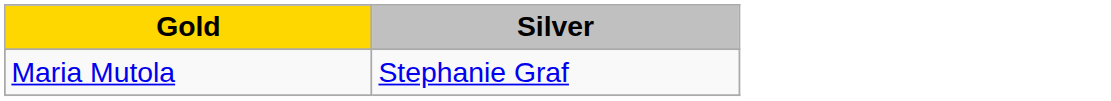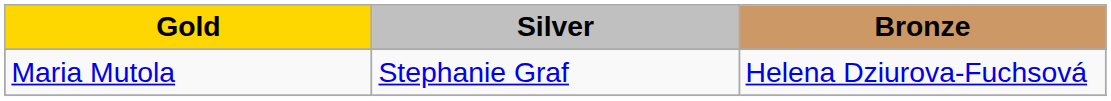+ column: (923, 26)
